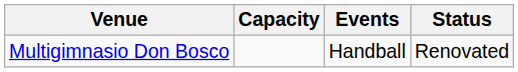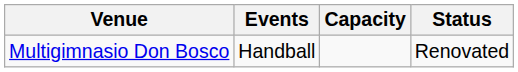columns swapped: (367, 19) <-> (279, 19)
